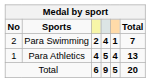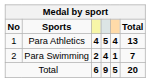rows swapped: (57, 56) <-> (57, 41)
